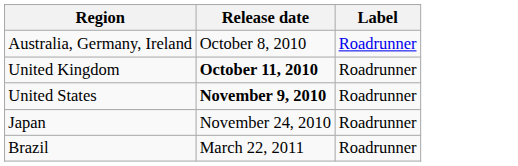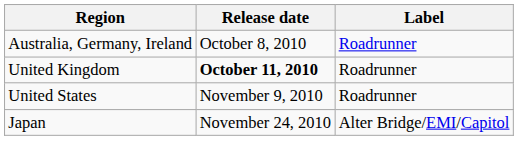(263, 95) bold -> (261, 95) normal
(378, 122) Roadrunner -> (424, 122) Alter Bridge/EMI/Capitol
- row: (28, 148)
